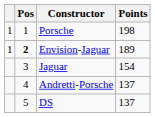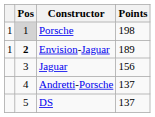(26, 31) no background -> (26, 31) lightgrey background
(127, 66) 154 -> (127, 66) 156
